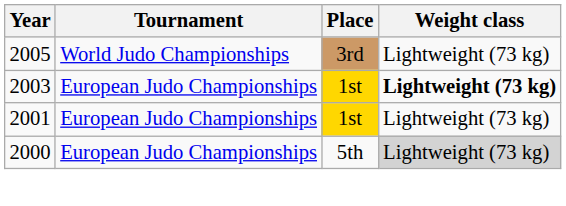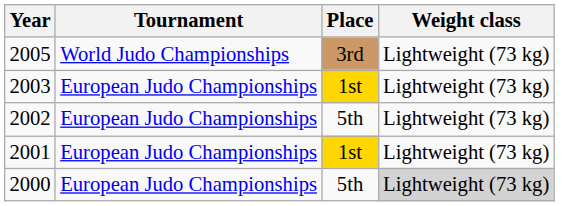(470, 86) bold -> (466, 86) normal
+ row: (30, 119)
